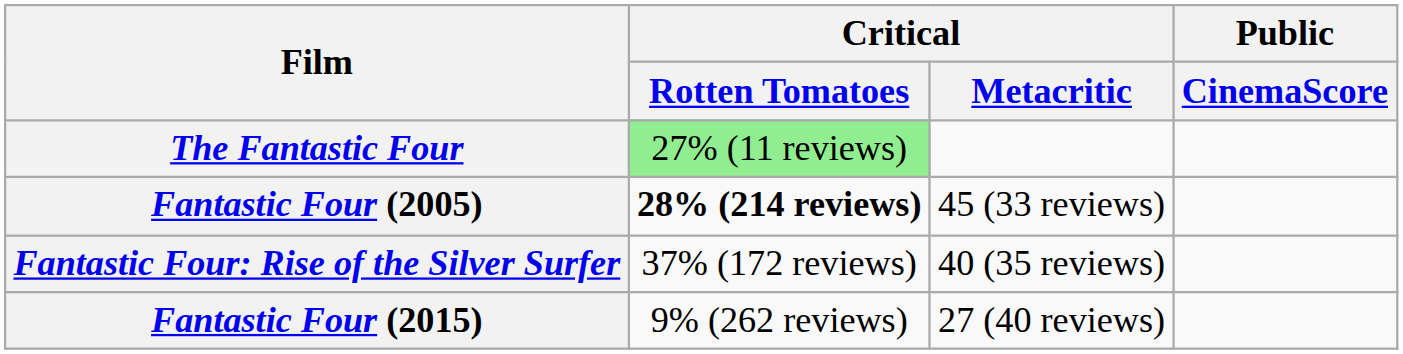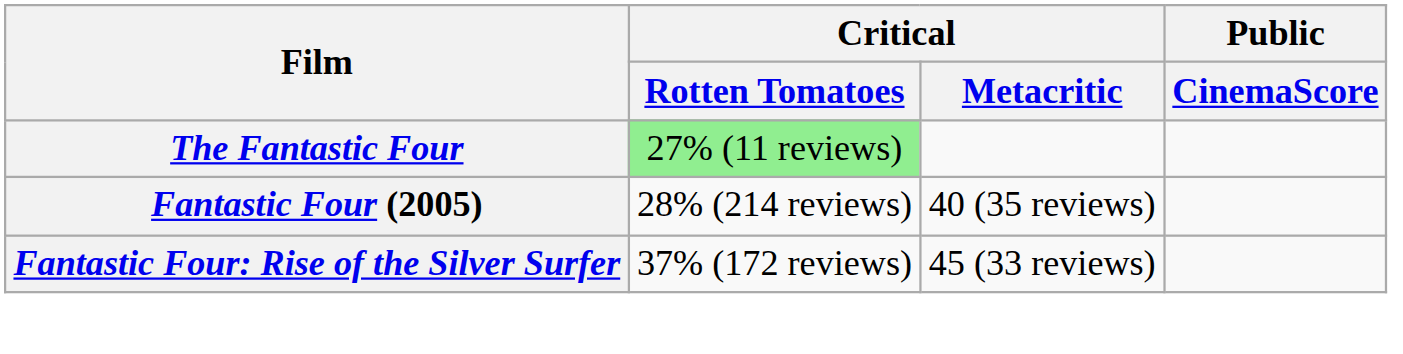(779, 205) bold -> (774, 205) normal
(1052, 205) 45 (33 reviews) -> (1042, 205) 40 (35 reviews)
(1052, 262) 40 (35 reviews) -> (1042, 262) 45 (33 reviews)
- row: (317, 319)
